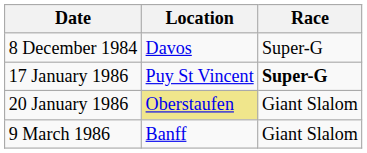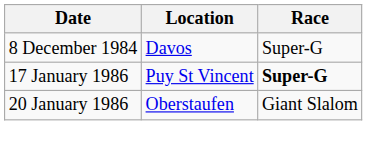(190, 104) khaki background -> (190, 104) no background
- row: (59, 133)
